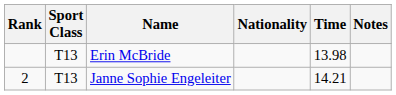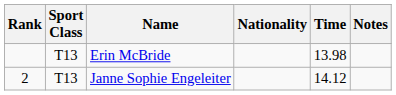(330, 78) 14.21 -> (330, 78) 14.12
